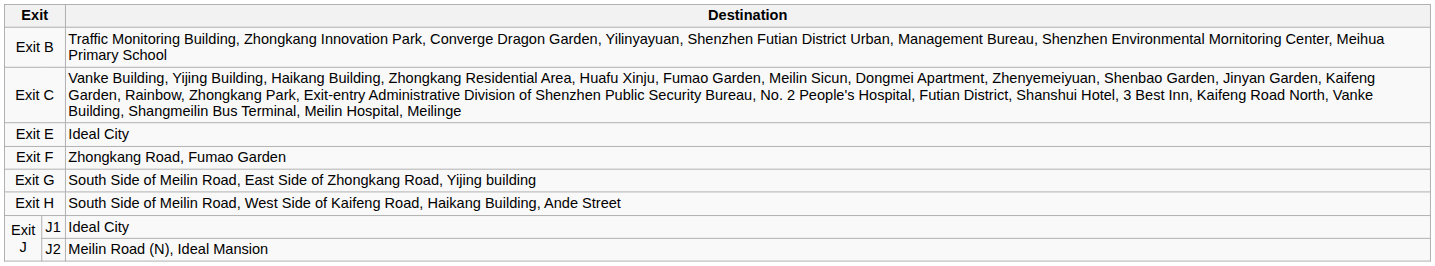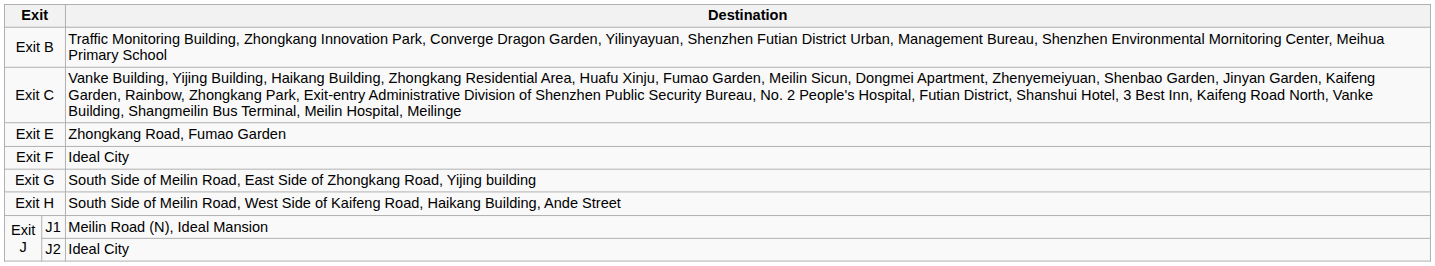(99, 134) Ideal City -> (177, 134) Zhongkang Road, Fumao Garden
(177, 157) Zhongkang Road, Fumao Garden -> (99, 157) Ideal City
(99, 226) Ideal City -> (168, 226) Meilin Road (N), Ideal Mansion
(168, 249) Meilin Road (N), Ideal Mansion -> (99, 249) Ideal City
